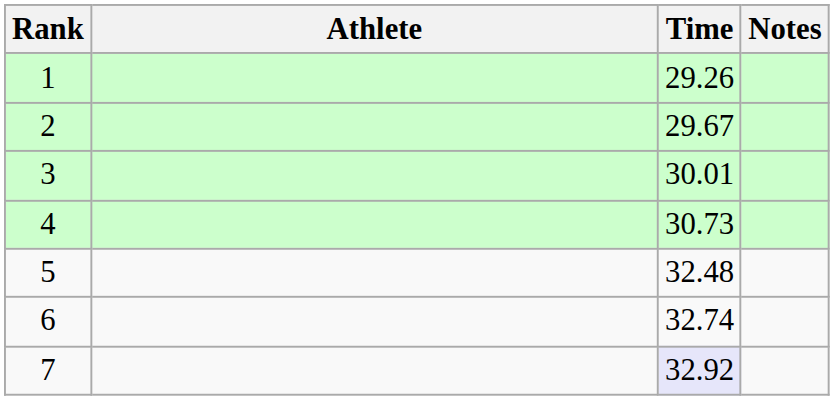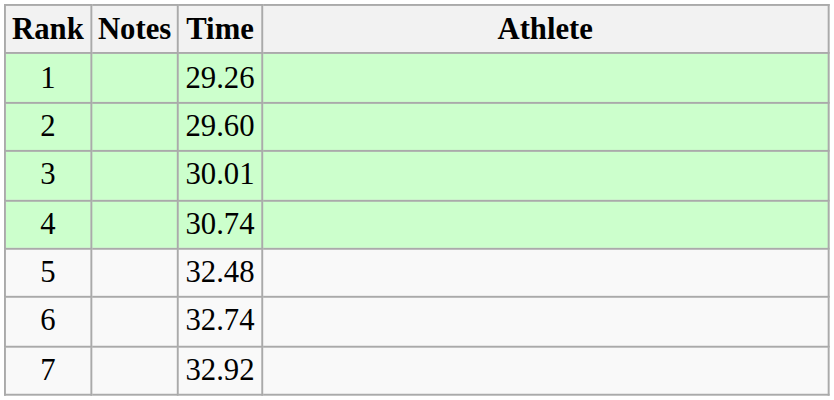columns swapped: (374, 28) <-> (785, 28)
(700, 126) 29.67 -> (220, 126) 29.60
(700, 223) 30.73 -> (220, 223) 30.74
(700, 369) lavender background -> (220, 369) no background
